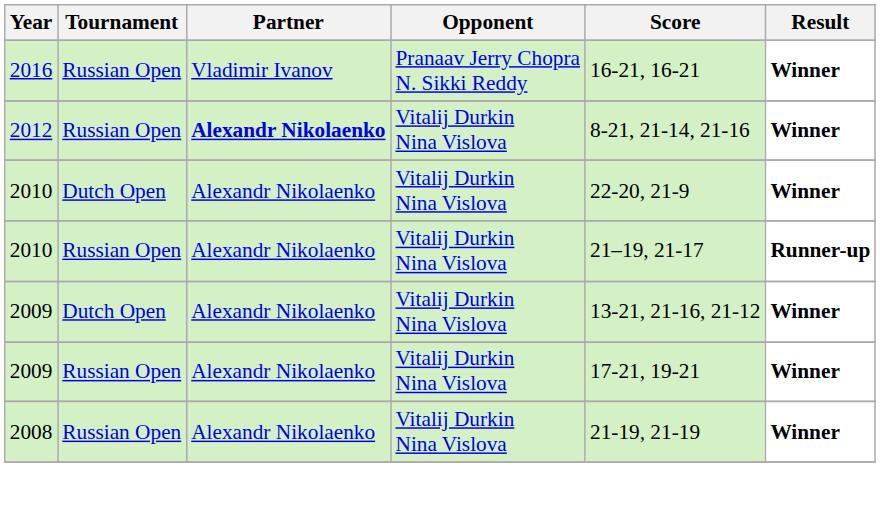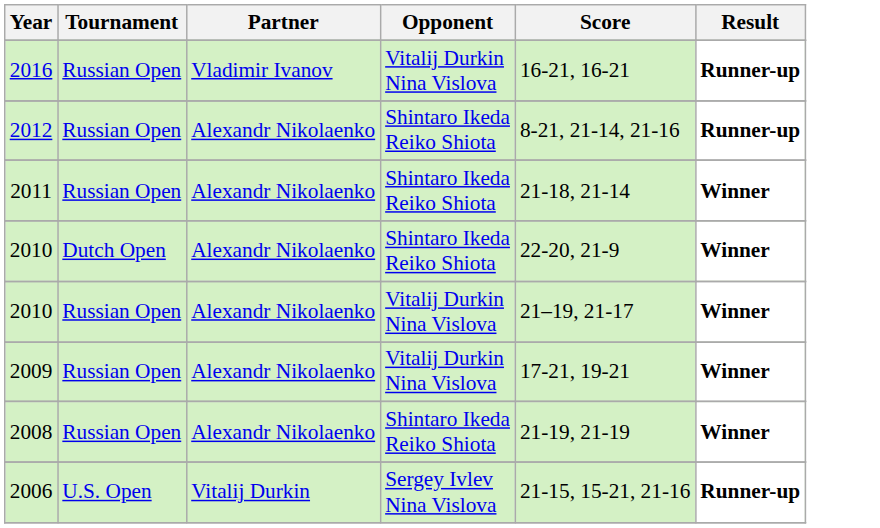(488, 70) Pranaav Jerry Chopra N. Sikki Reddy -> (445, 70) Vitalij Durkin Nina Vislova
(805, 70) Winner -> (750, 70) Runner-up
(288, 130) bold -> (283, 130) normal
(455, 130) Vitalij Durkin Nina Vislova -> (448, 130) Shintaro Ikeda Reiko Shiota
(805, 130) Winner -> (750, 130) Runner-up
+ row: (31, 190)
(455, 190) Vitalij Durkin Nina Vislova -> (448, 251) Shintaro Ikeda Reiko Shiota
(820, 251) Runner-up -> (735, 311) Winner
- row: (31, 311)
(455, 432) Vitalij Durkin Nina Vislova -> (448, 432) Shintaro Ikeda Reiko Shiota
+ row: (31, 492)
